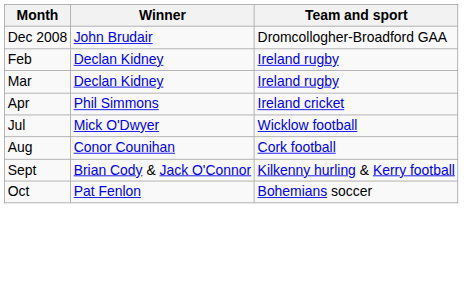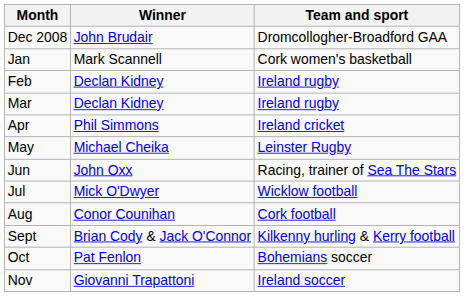+ row: (19, 59)
+ row: (21, 147)
+ row: (19, 170)
+ row: (20, 280)
